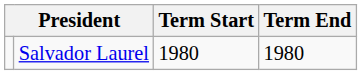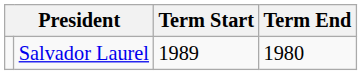(179, 52) 1980 -> (179, 52) 1989
